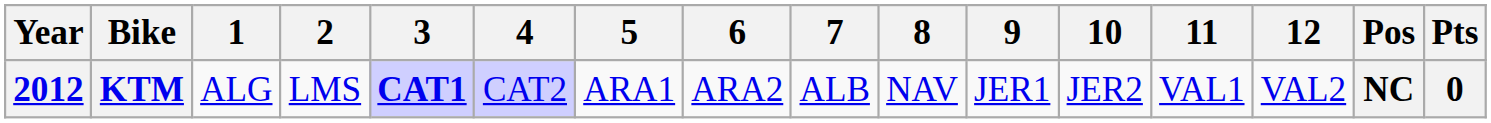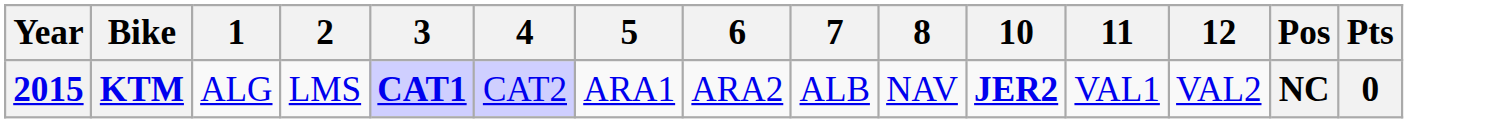- column: (1012, 32)
(48, 88) 2012 -> (48, 88) 2015
(1105, 88) normal -> (1016, 88) bold
